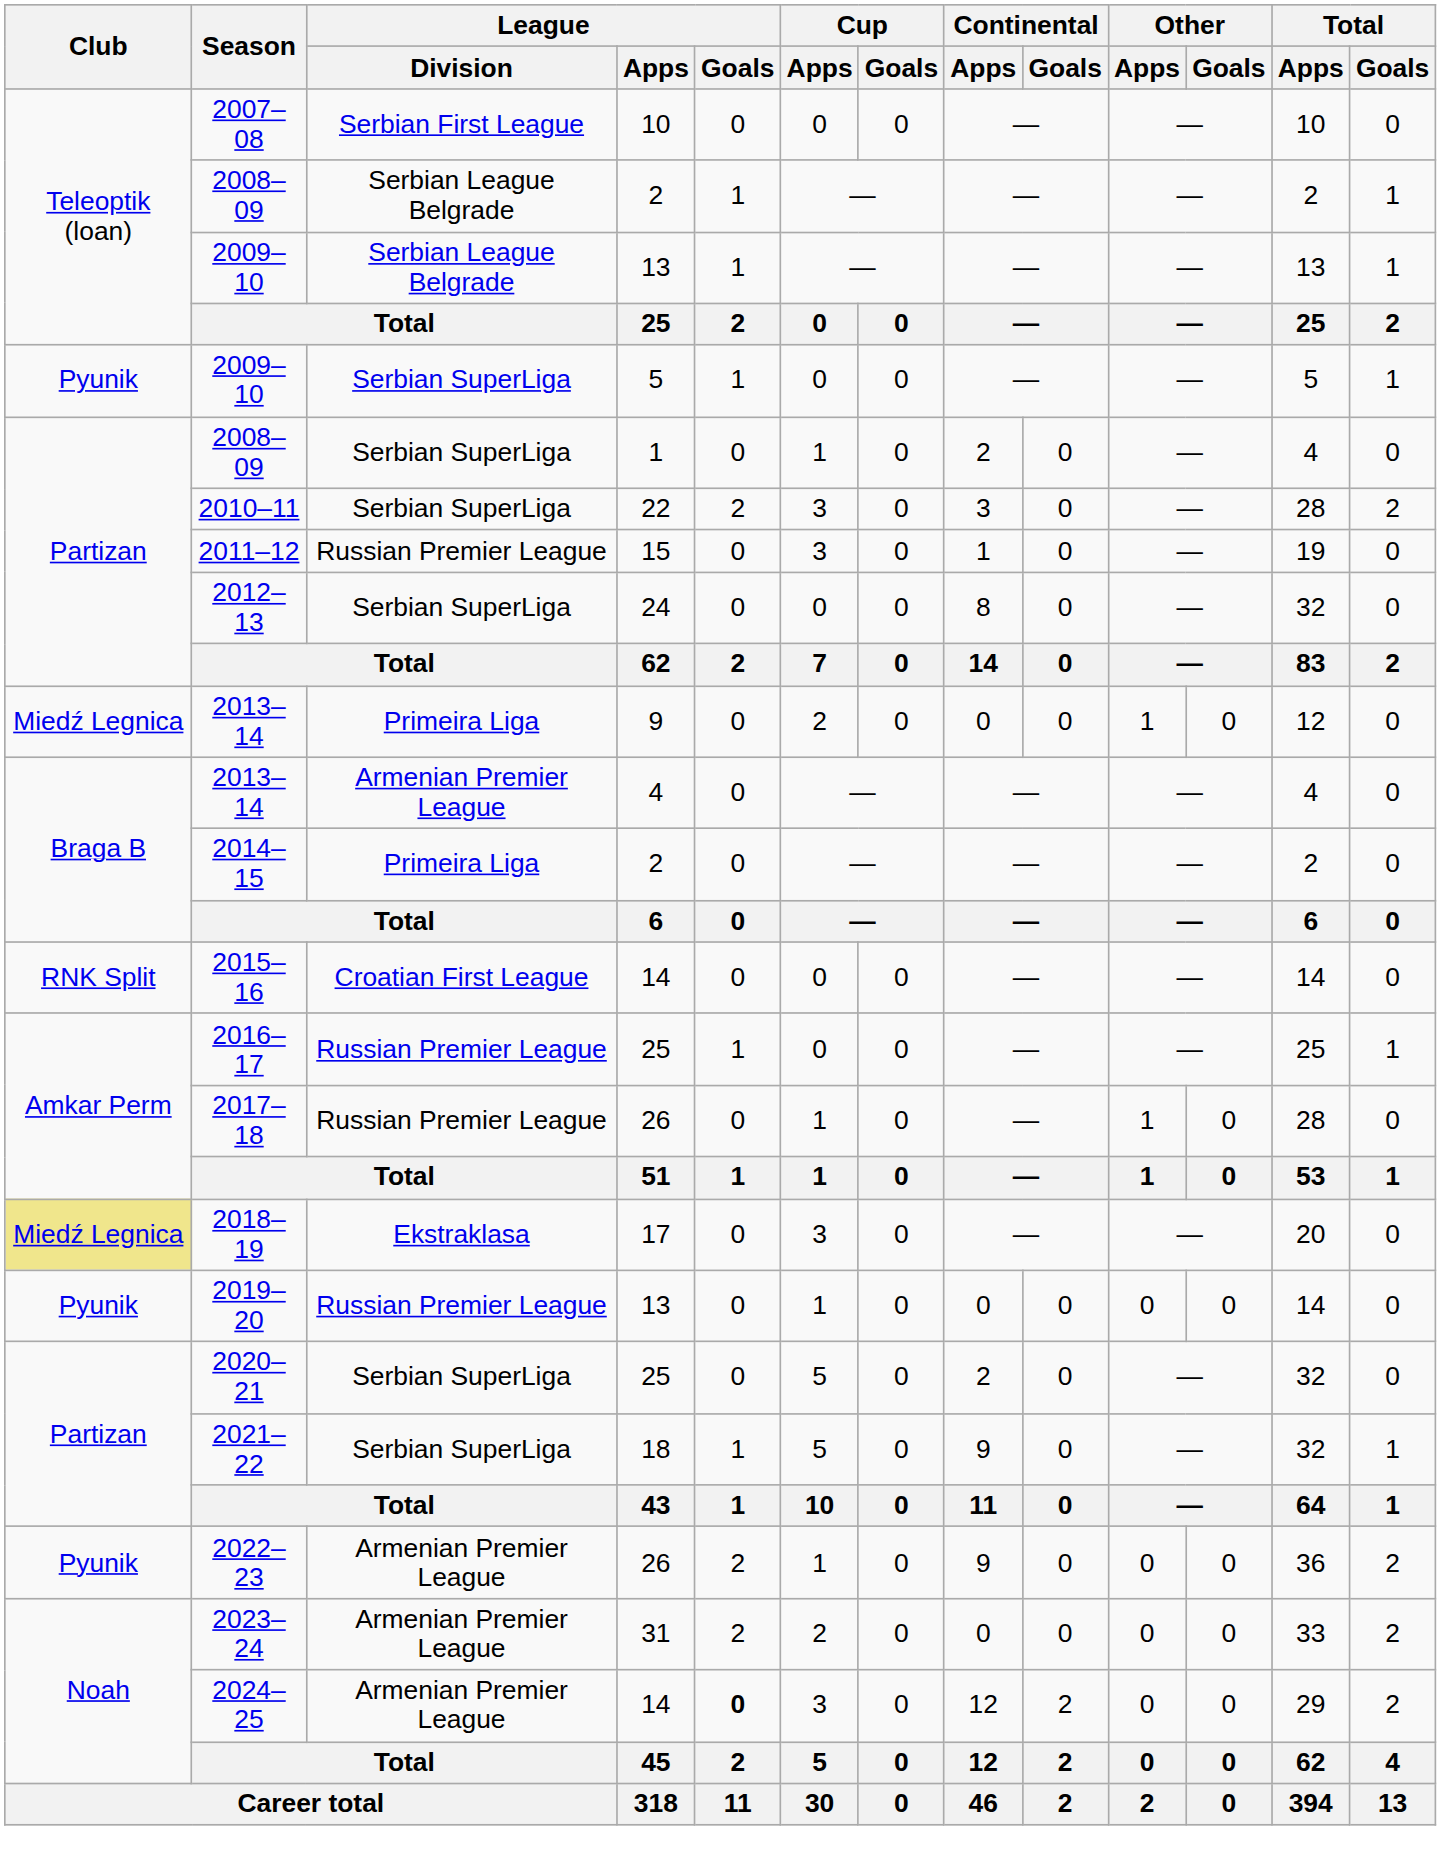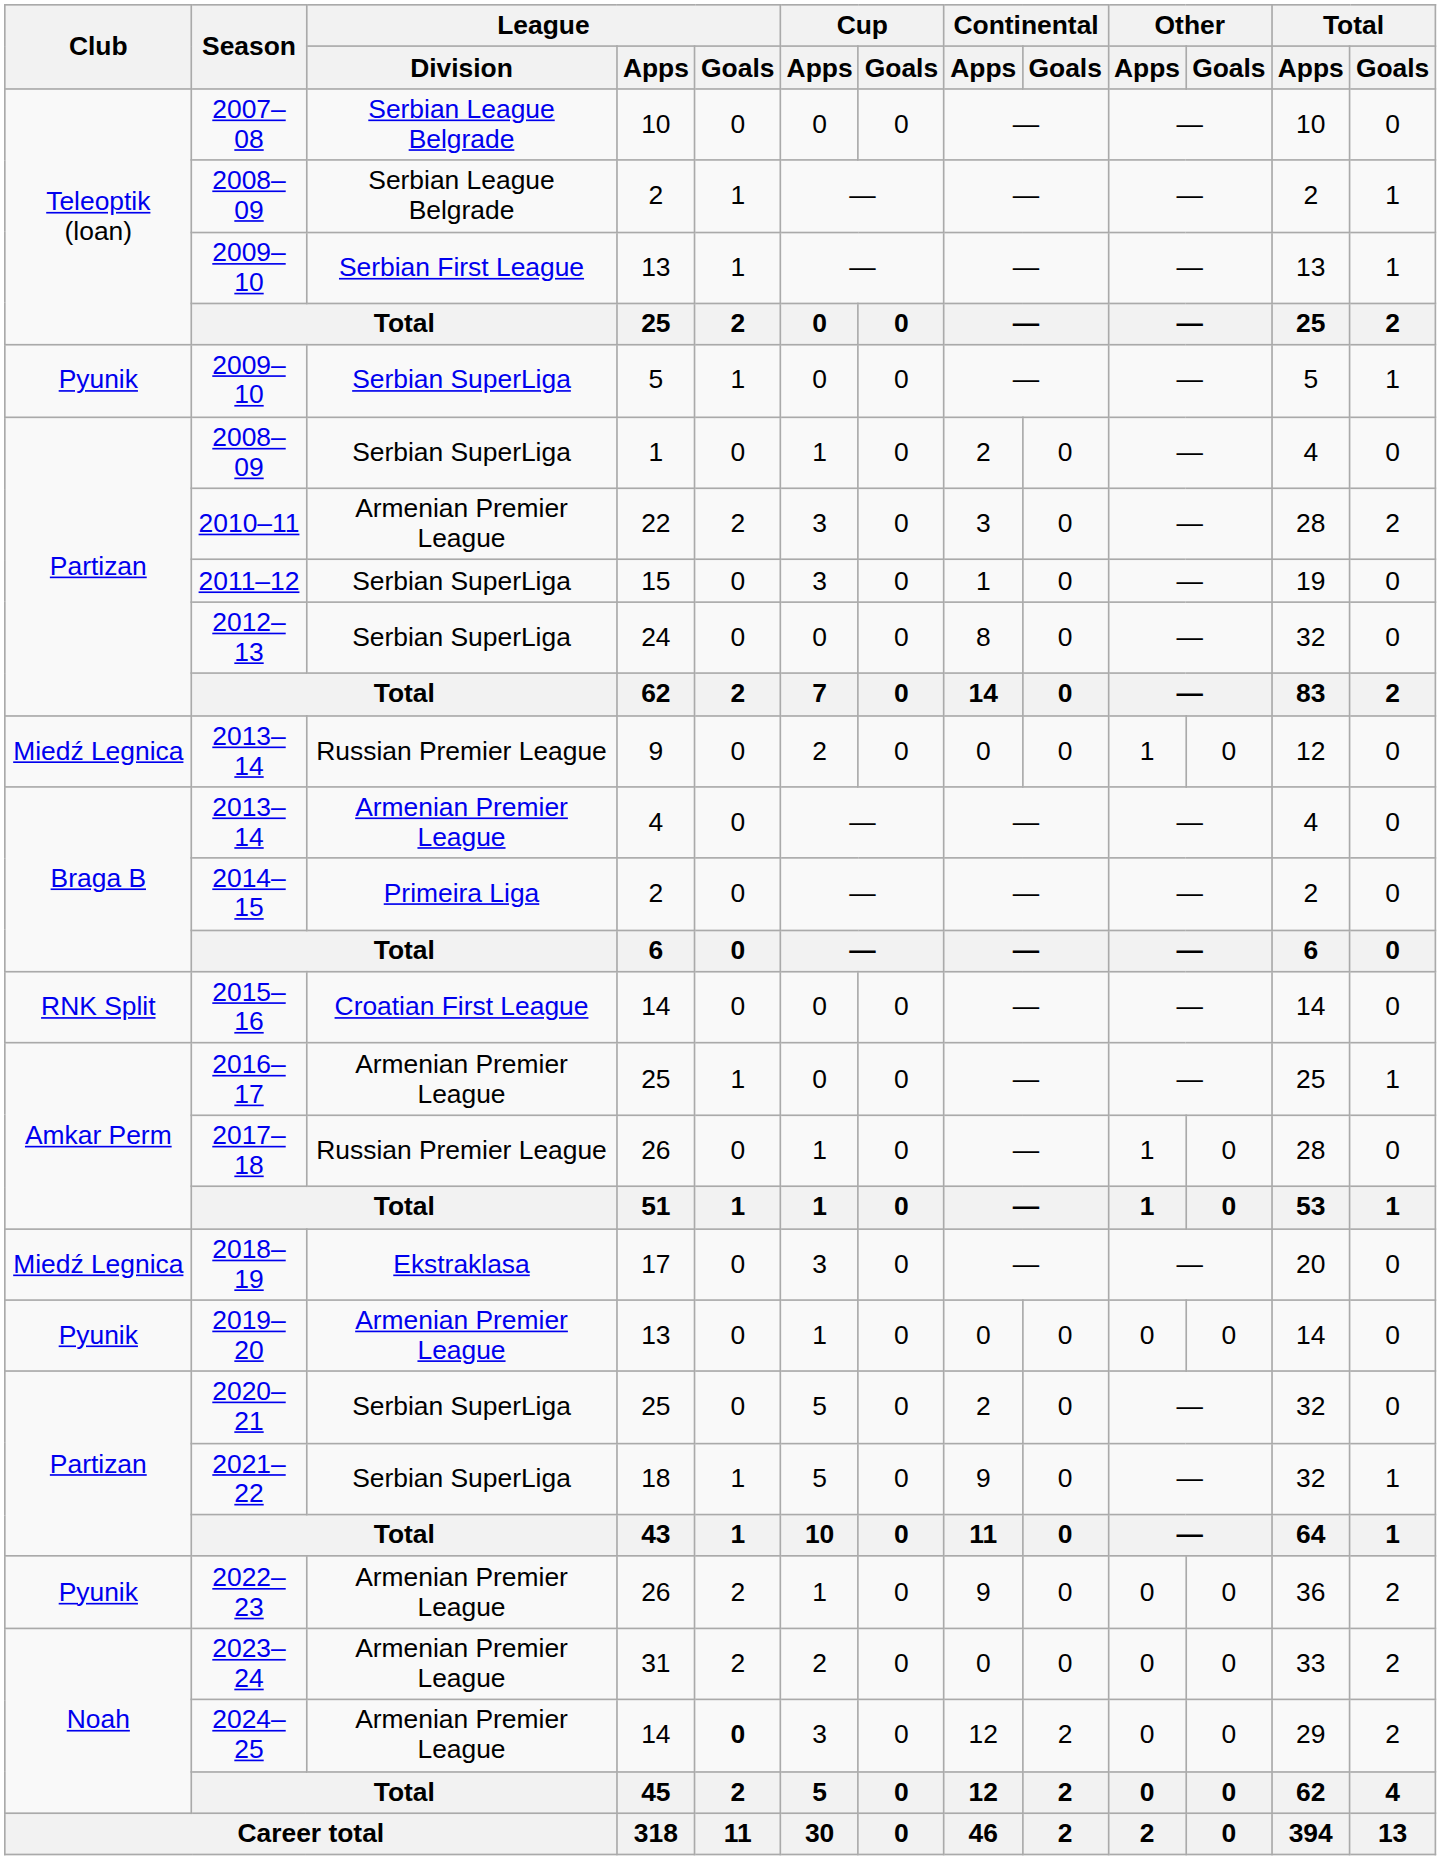(462, 124) Serbian First League -> (462, 124) Serbian League Belgrade
(462, 267) Serbian League Belgrade -> (462, 267) Serbian First League
(462, 508) Serbian SuperLiga -> (462, 523) Armenian Premier League
(462, 550) Russian Premier League -> (462, 580) Serbian SuperLiga
(462, 720) Primeira Liga -> (462, 750) Russian Premier League
(462, 1049) Russian Premier League -> (462, 1078) Armenian Premier League
(98, 1234) khaki background -> (98, 1263) no background
(462, 1305) Russian Premier League -> (462, 1335) Armenian Premier League
